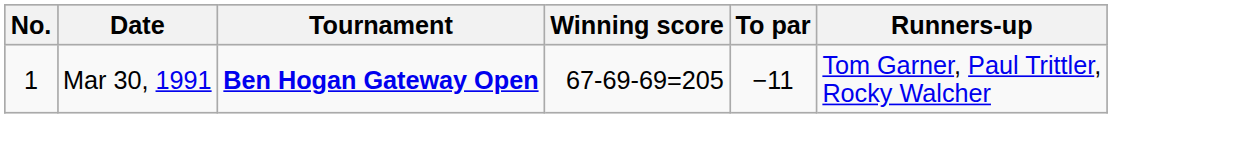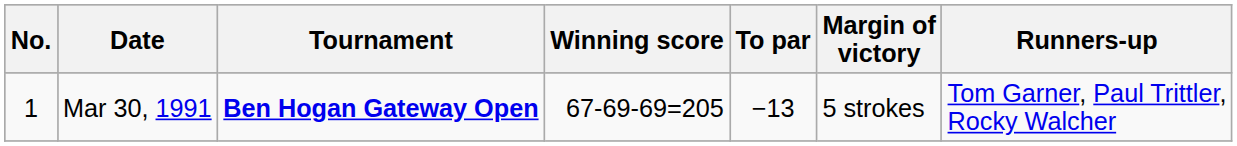+ column: (879, 39)
(773, 79) −11 -> (773, 107) −13
